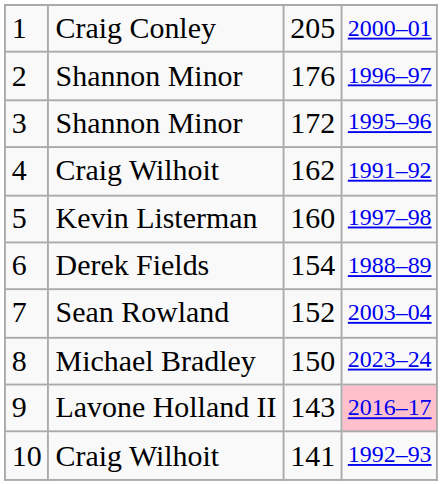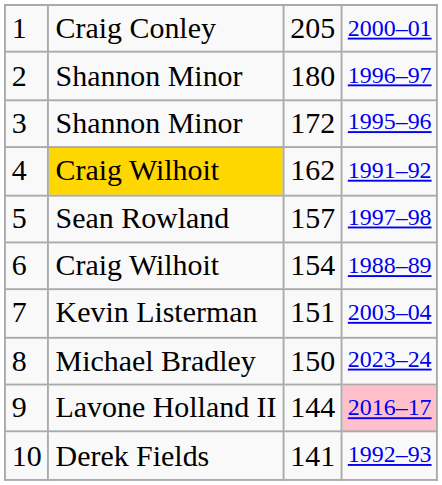(313, 75) 176 -> (313, 75) 180
(137, 170) no background -> (137, 170) gold background
(156, 218) Kevin Listerman -> (142, 218) Sean Rowland
(313, 218) 160 -> (313, 218) 157
(132, 265) Derek Fields -> (137, 265) Craig Wilhoit
(142, 312) Sean Rowland -> (156, 312) Kevin Listerman
(313, 312) 152 -> (313, 312) 151
(313, 407) 143 -> (313, 407) 144
(137, 455) Craig Wilhoit -> (132, 455) Derek Fields
